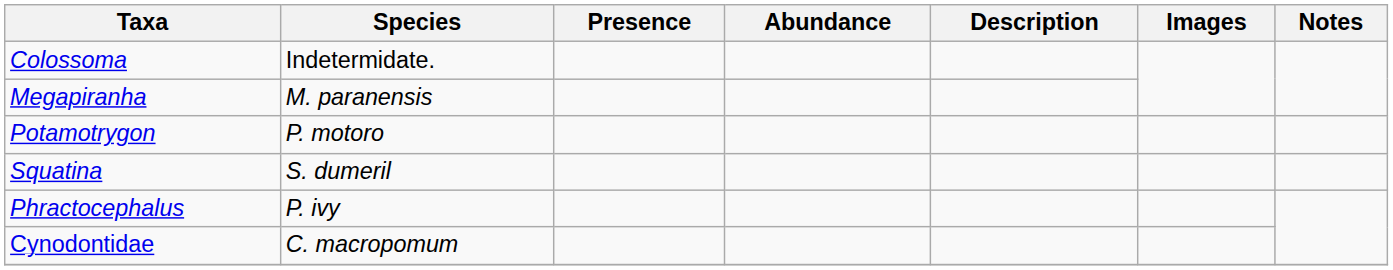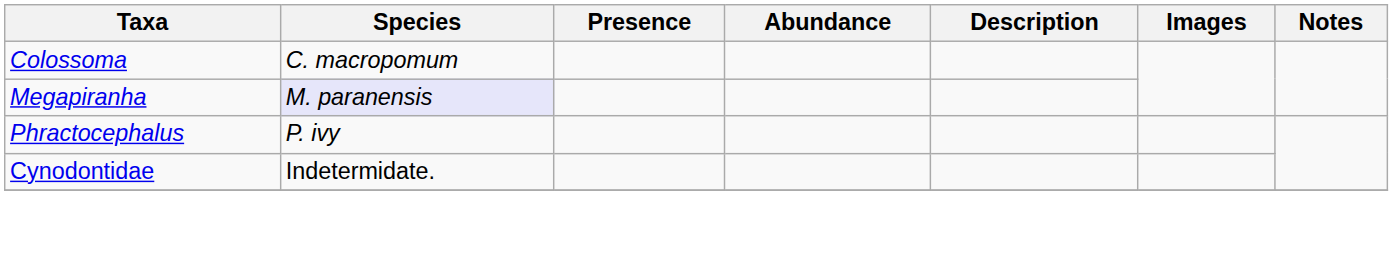(360, 60) Indetermidate. -> (372, 60) C. macropomum
(359, 97) no background -> (359, 97) lavender background
- row: (83, 134)
- row: (56, 171)
(372, 245) C. macropomum -> (360, 171) Indetermidate.
